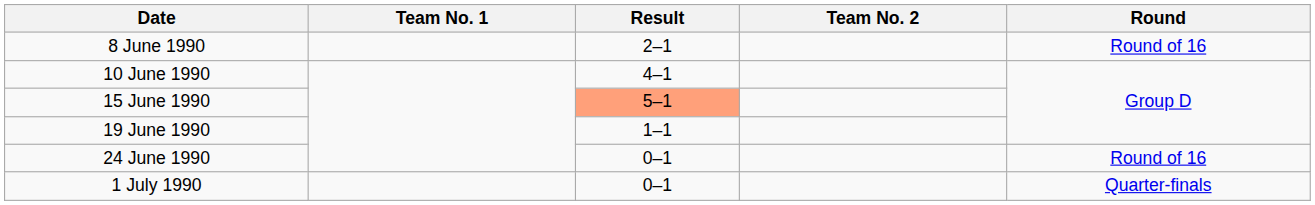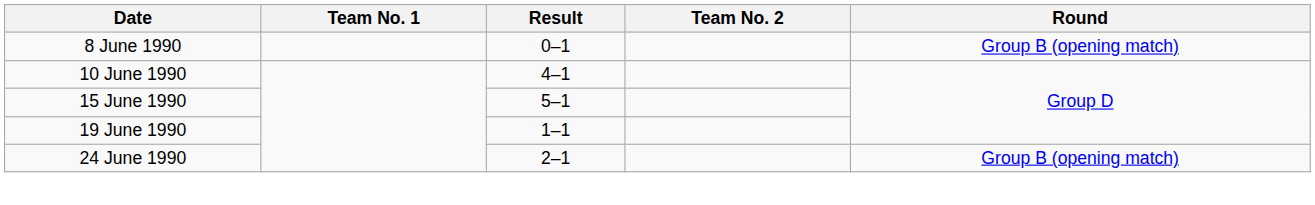(657, 46) 2–1 -> (556, 46) 0–1
(1158, 46) Round of 16 -> (1080, 46) Group B (opening match)
(657, 102) lightsalmon background -> (556, 102) no background
(657, 158) 0–1 -> (556, 158) 2–1
(1158, 158) Round of 16 -> (1080, 158) Group B (opening match)
- row: (157, 185)
